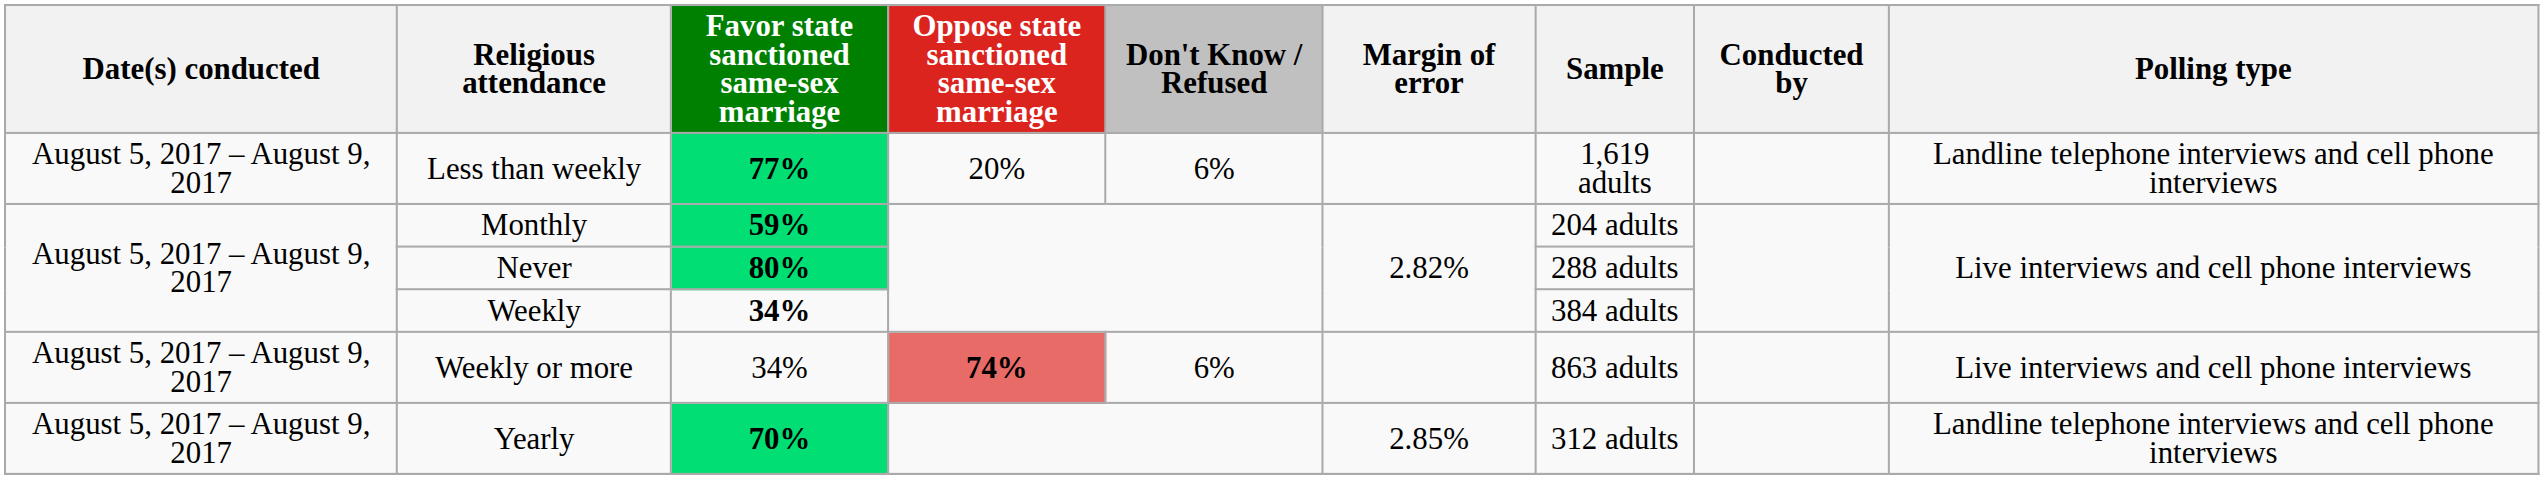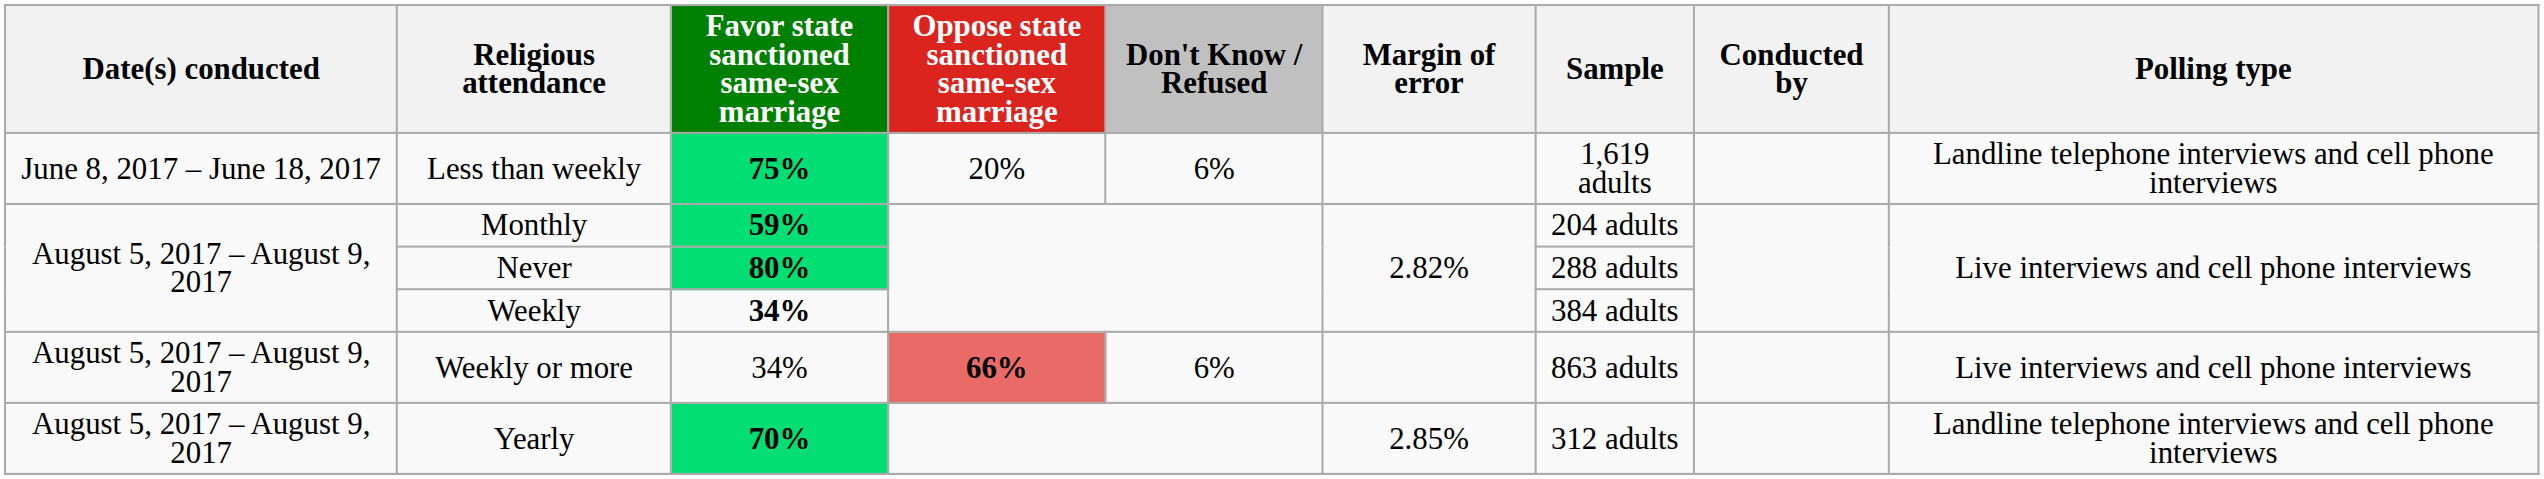(201, 168) August 5, 2017 – August 9, 2017 -> (201, 168) June 8, 2017 – June 18, 2017
(780, 168) 77% -> (780, 168) 75%
(997, 367) 74% -> (997, 367) 66%
